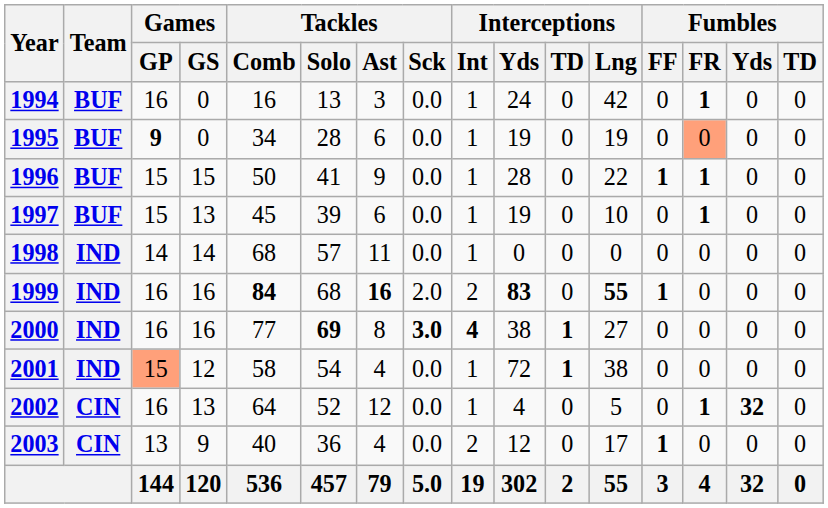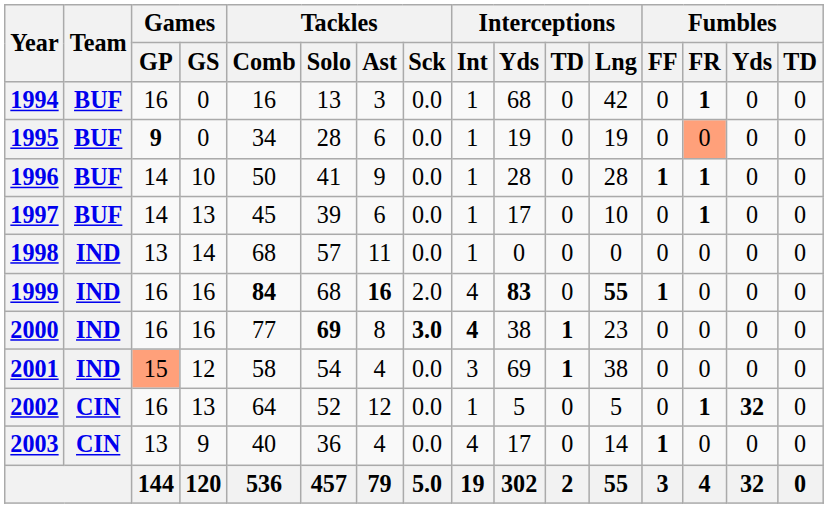(519, 100) 24 -> (519, 100) 68
(156, 176) 15 -> (156, 176) 14
(203, 176) 15 -> (203, 176) 10
(616, 176) 22 -> (616, 176) 28
(156, 215) 15 -> (156, 215) 14
(519, 215) 19 -> (519, 215) 17
(156, 253) 14 -> (156, 253) 13
(472, 291) 2 -> (472, 291) 4
(616, 330) 27 -> (616, 330) 23
(472, 368) 1 -> (472, 368) 3
(519, 368) 72 -> (519, 368) 69
(519, 406) 4 -> (519, 406) 5
(472, 445) 2 -> (472, 445) 4
(519, 445) 12 -> (519, 445) 17
(616, 445) 17 -> (616, 445) 14
